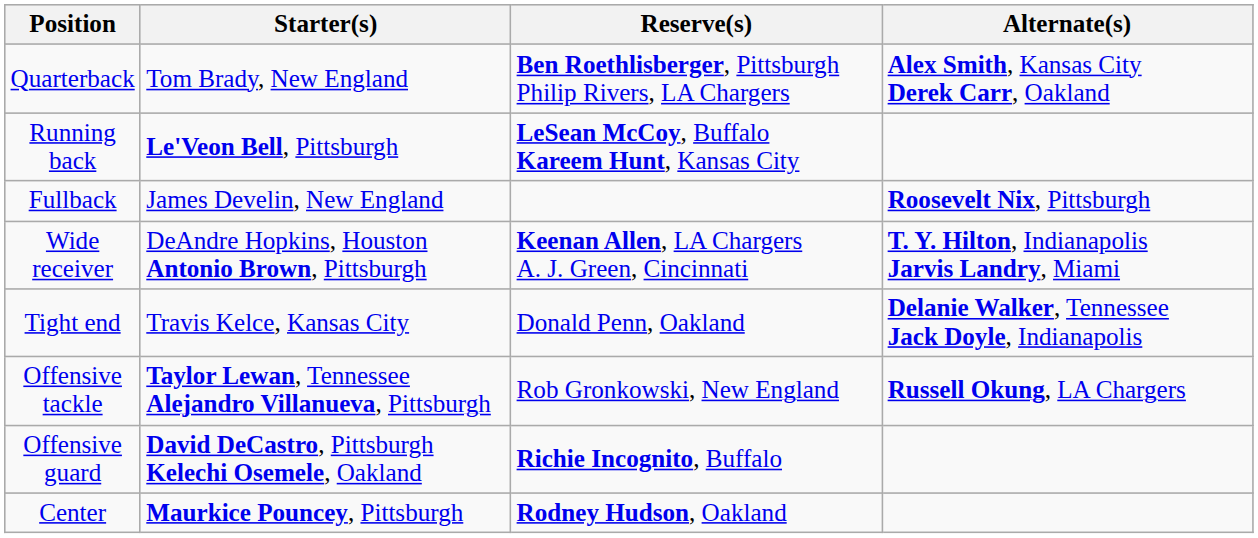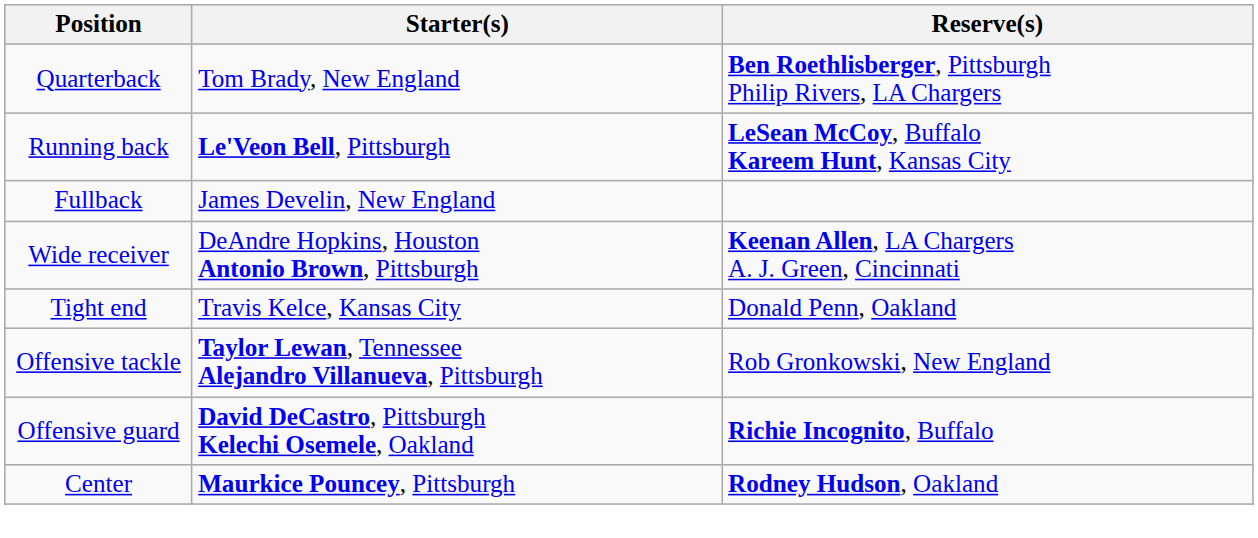- column: (1067, 24)
